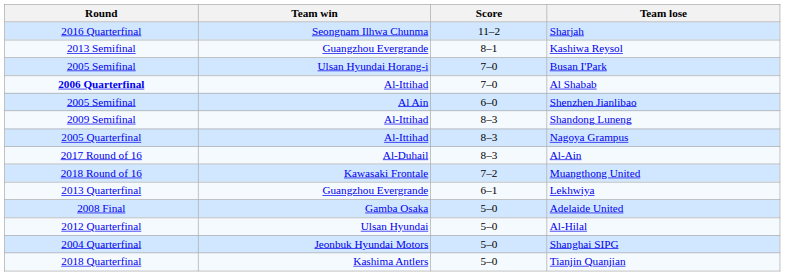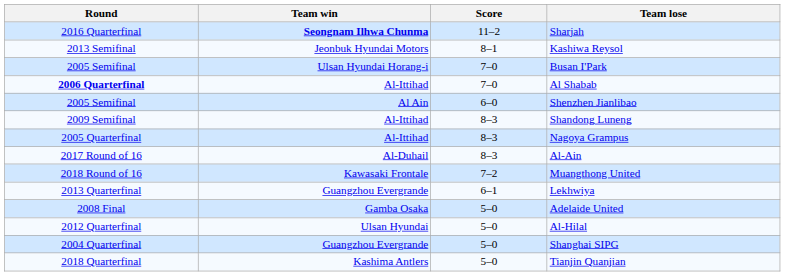(370, 31) normal -> (366, 31) bold
(375, 48) Guangzhou Evergrande -> (371, 48) Jeonbuk Hyundai Motors
(371, 244) Jeonbuk Hyundai Motors -> (375, 244) Guangzhou Evergrande
